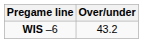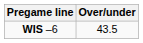(107, 30) 43.2 -> (107, 30) 43.5
